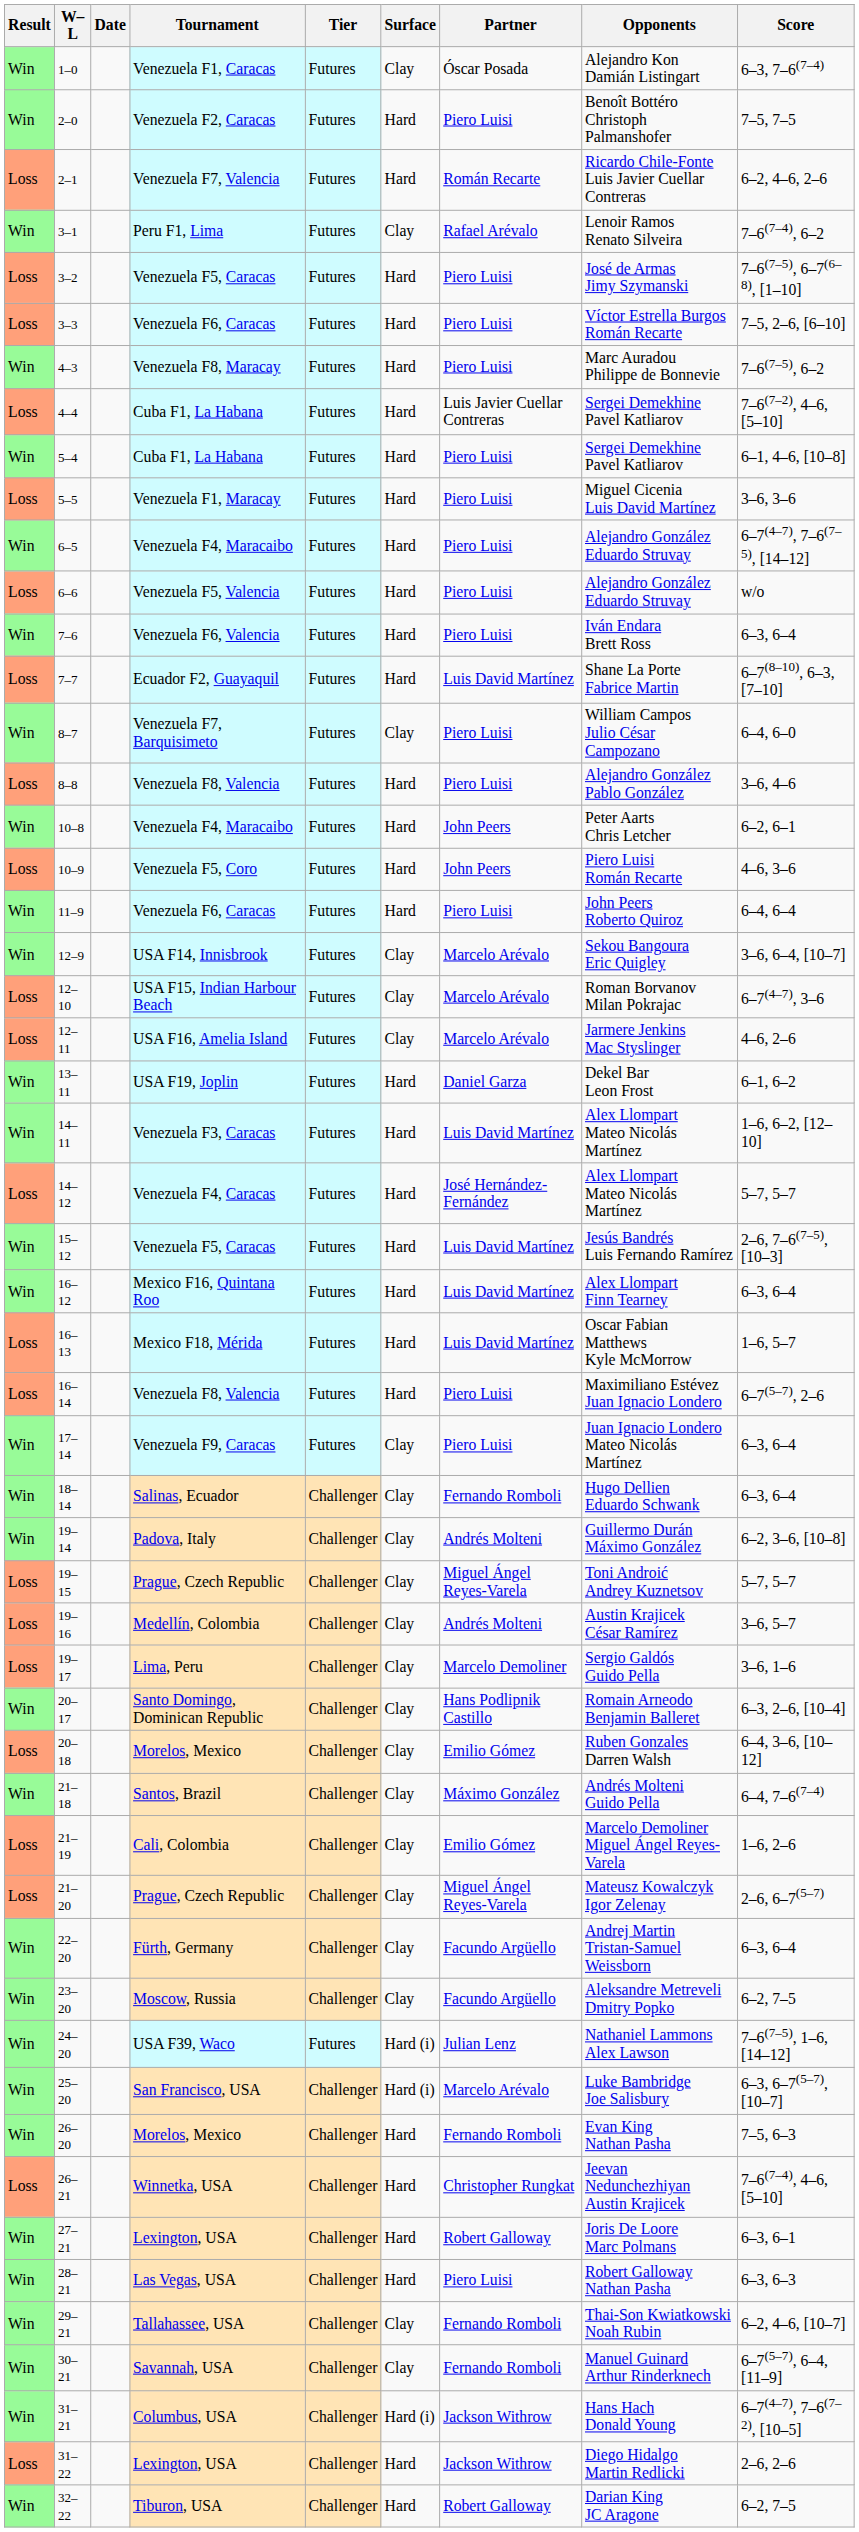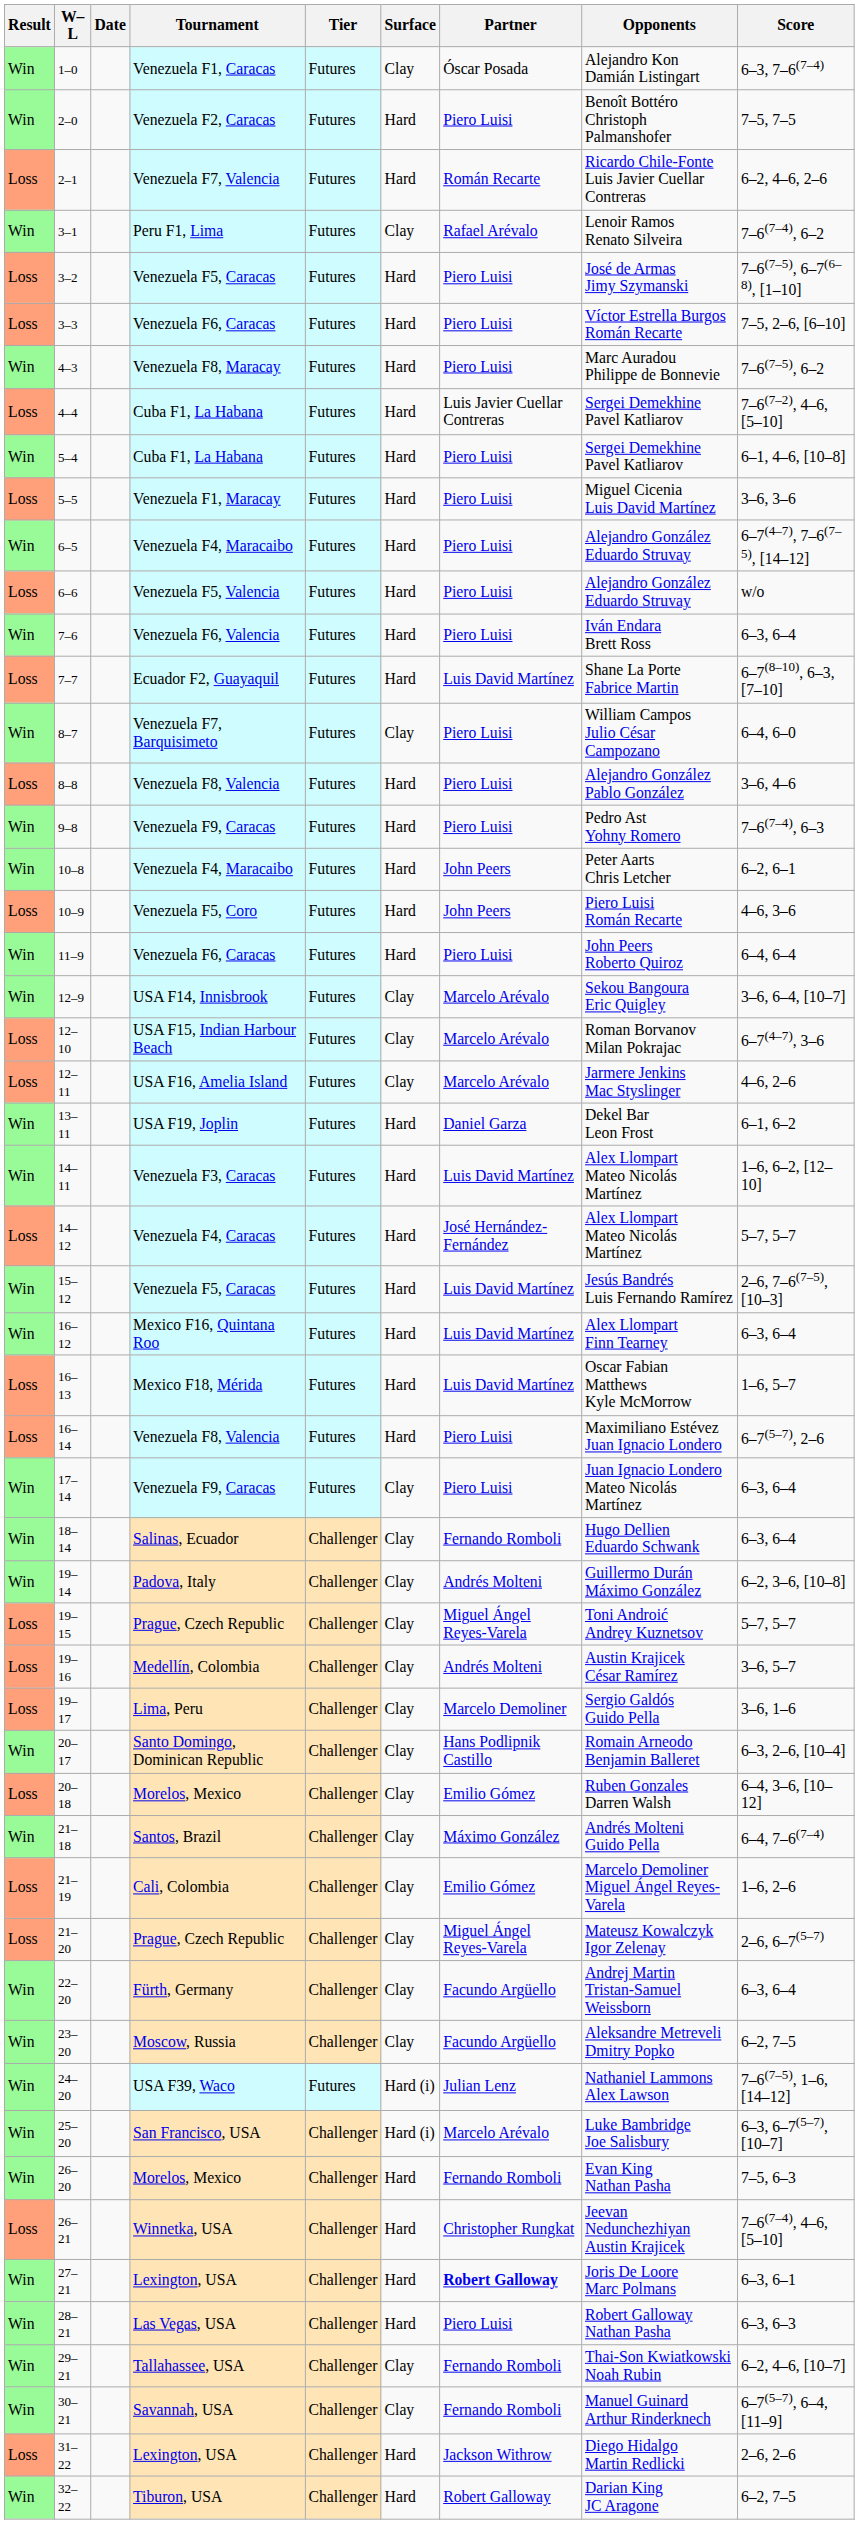+ row: (68, 827)
(497, 2238) normal -> (500, 2280) bold
- row: (68, 2417)
